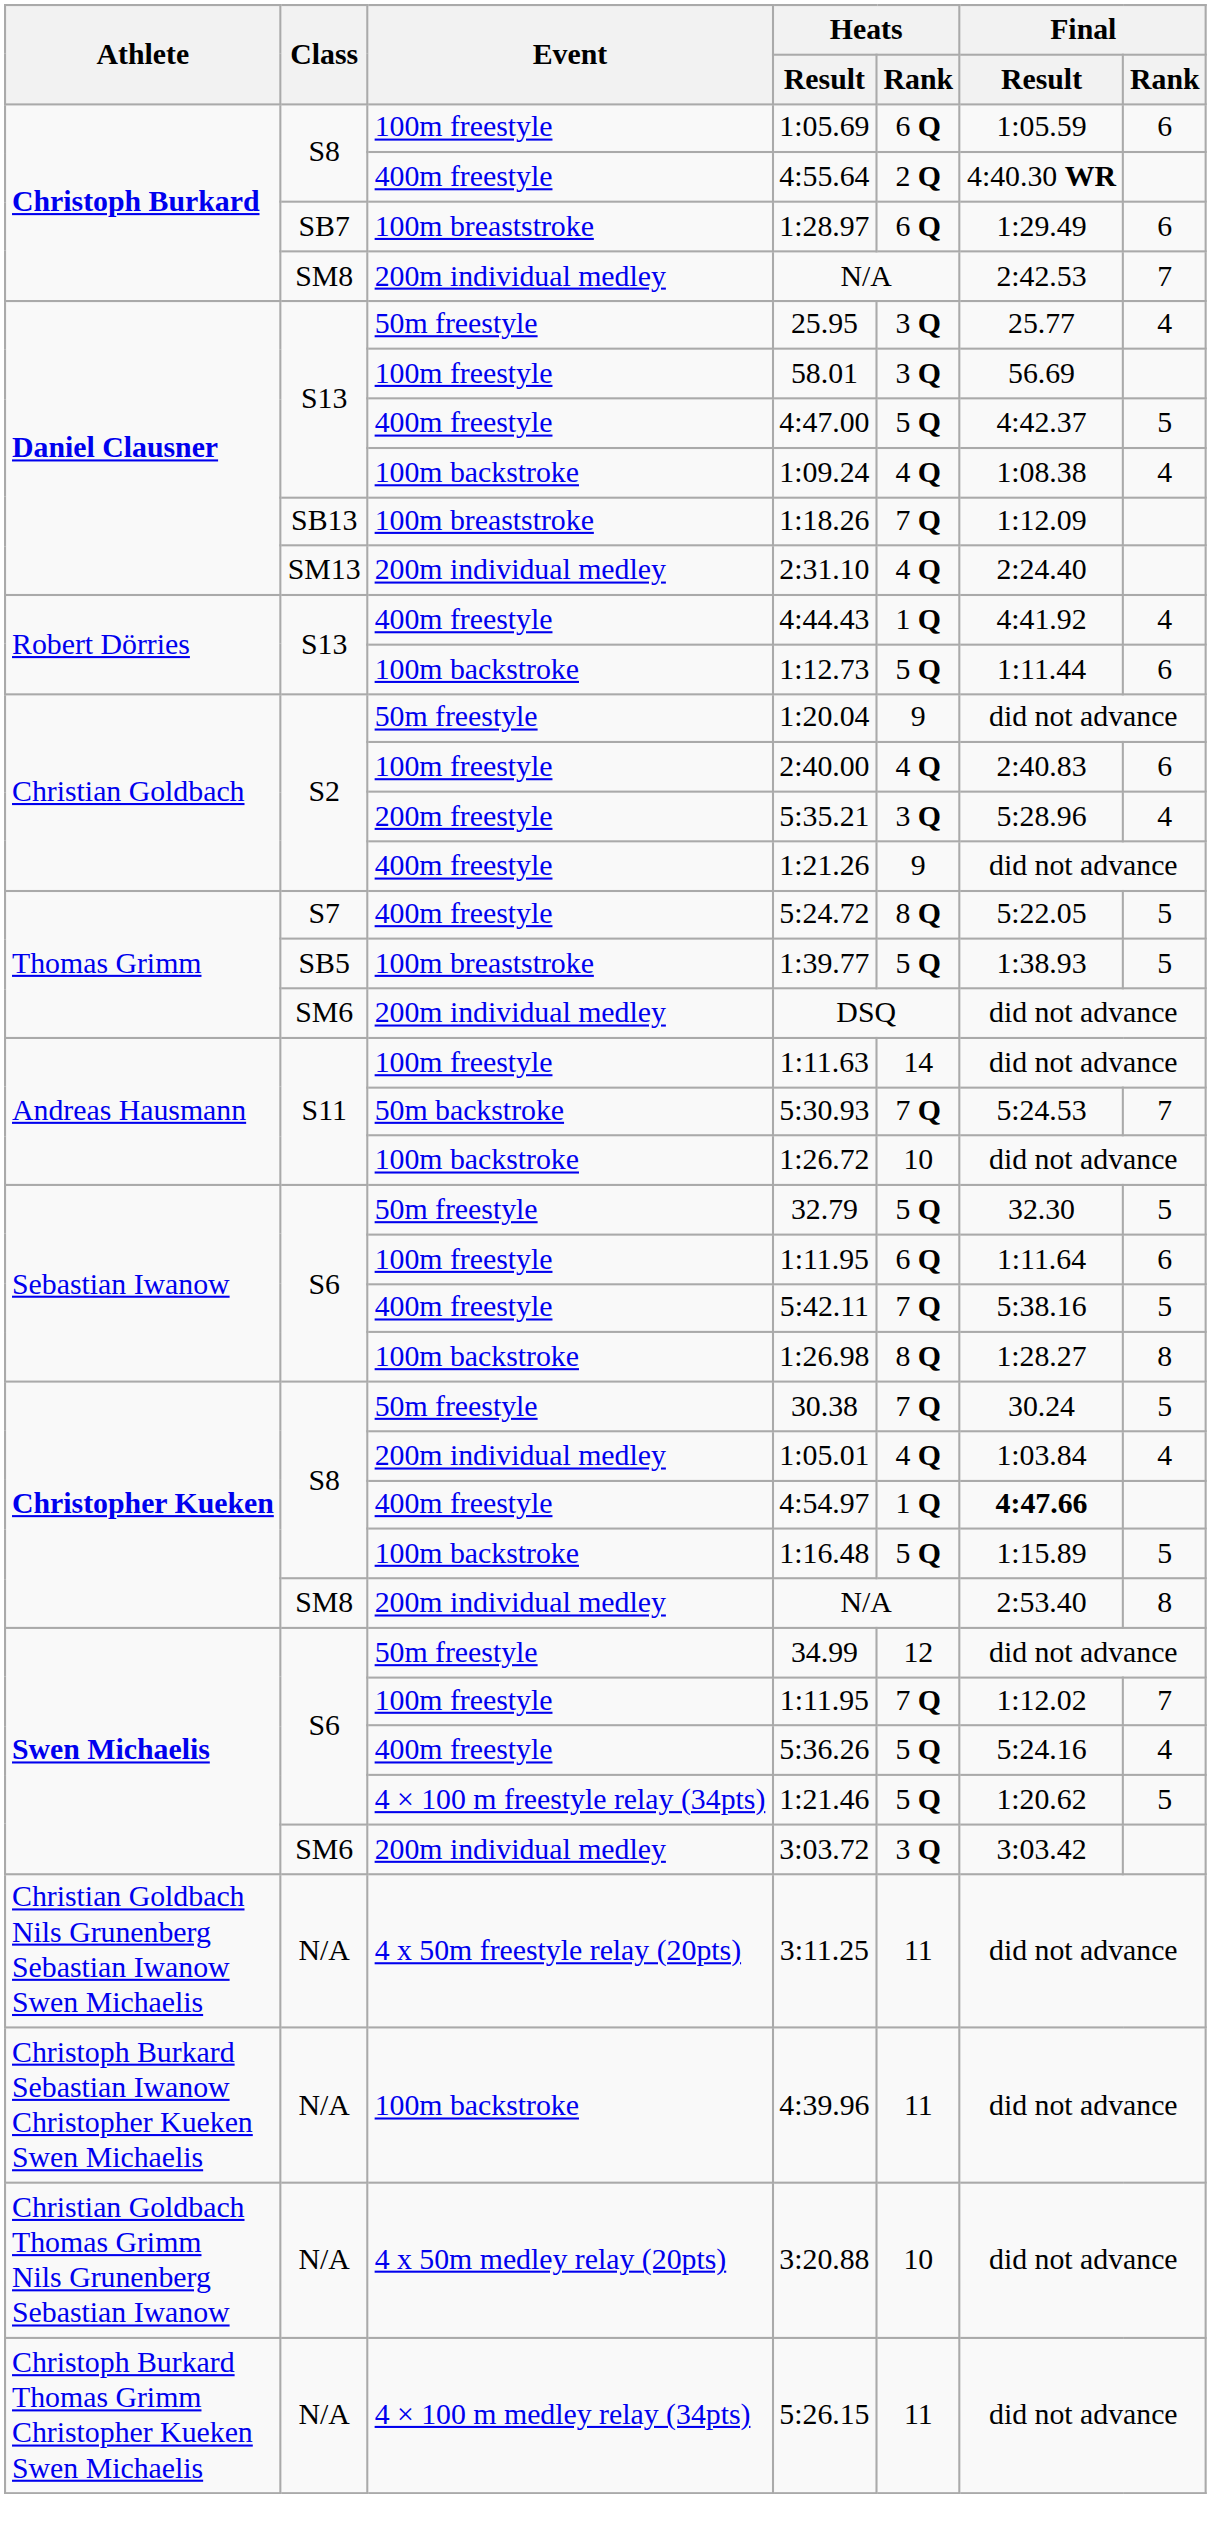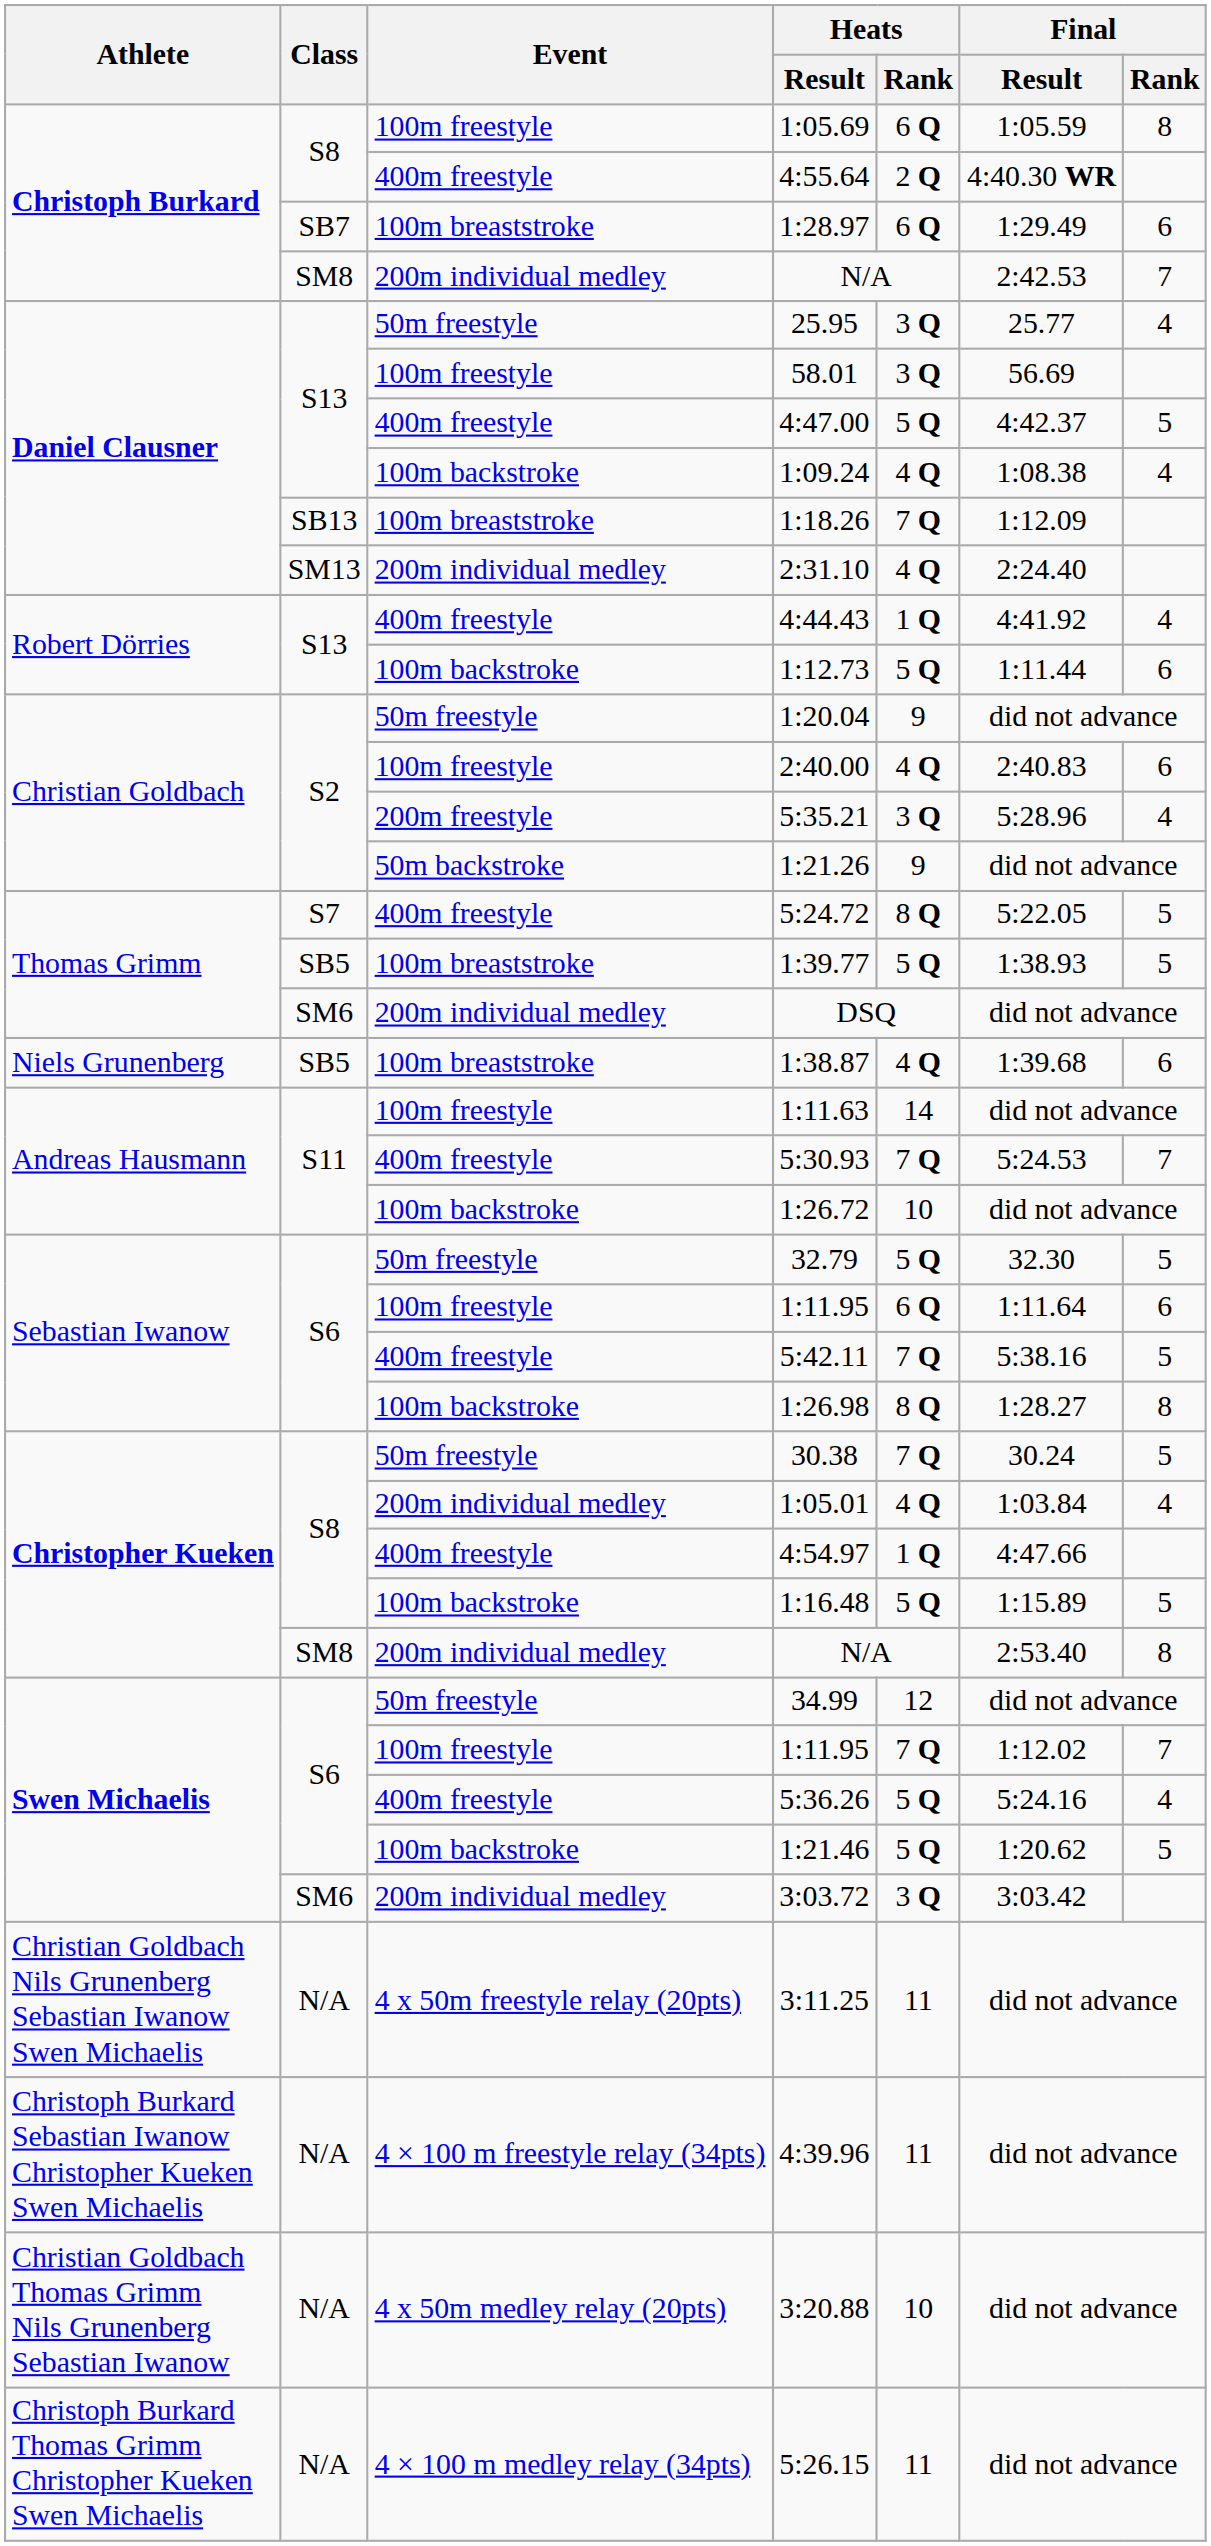(1165, 127) 6 -> (1165, 127) 8
(464, 865) 400m freestyle -> (469, 865) 50m backstroke
+ row: (118, 1061)
(469, 1111) 50m backstroke -> (464, 1160) 400m freestyle
(1042, 1504) bold -> (1042, 1553) normal
(570, 1799) 4 × 100 m freestyle relay (34pts) -> (477, 1848) 100m backstroke
(477, 2105) 100m backstroke -> (570, 2154) 4 × 100 m freestyle relay (34pts)
